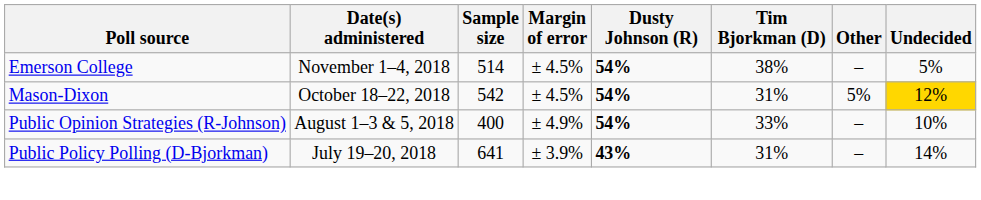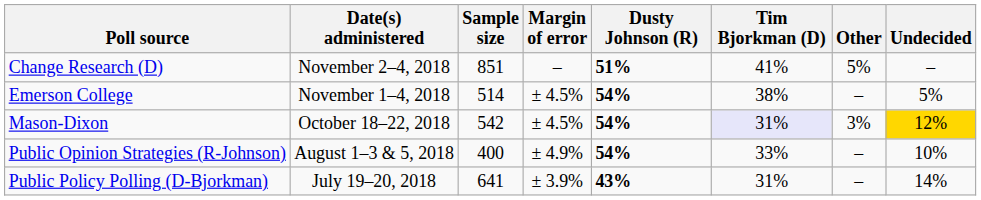+ row: (86, 67)
(772, 95) no background -> (772, 124) lavender background
(859, 95) 5% -> (859, 124) 3%
